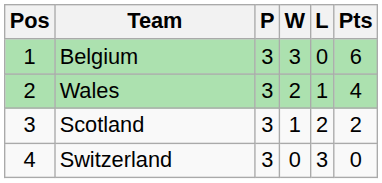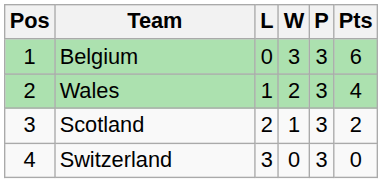columns swapped: (267, 21) <-> (322, 21)
